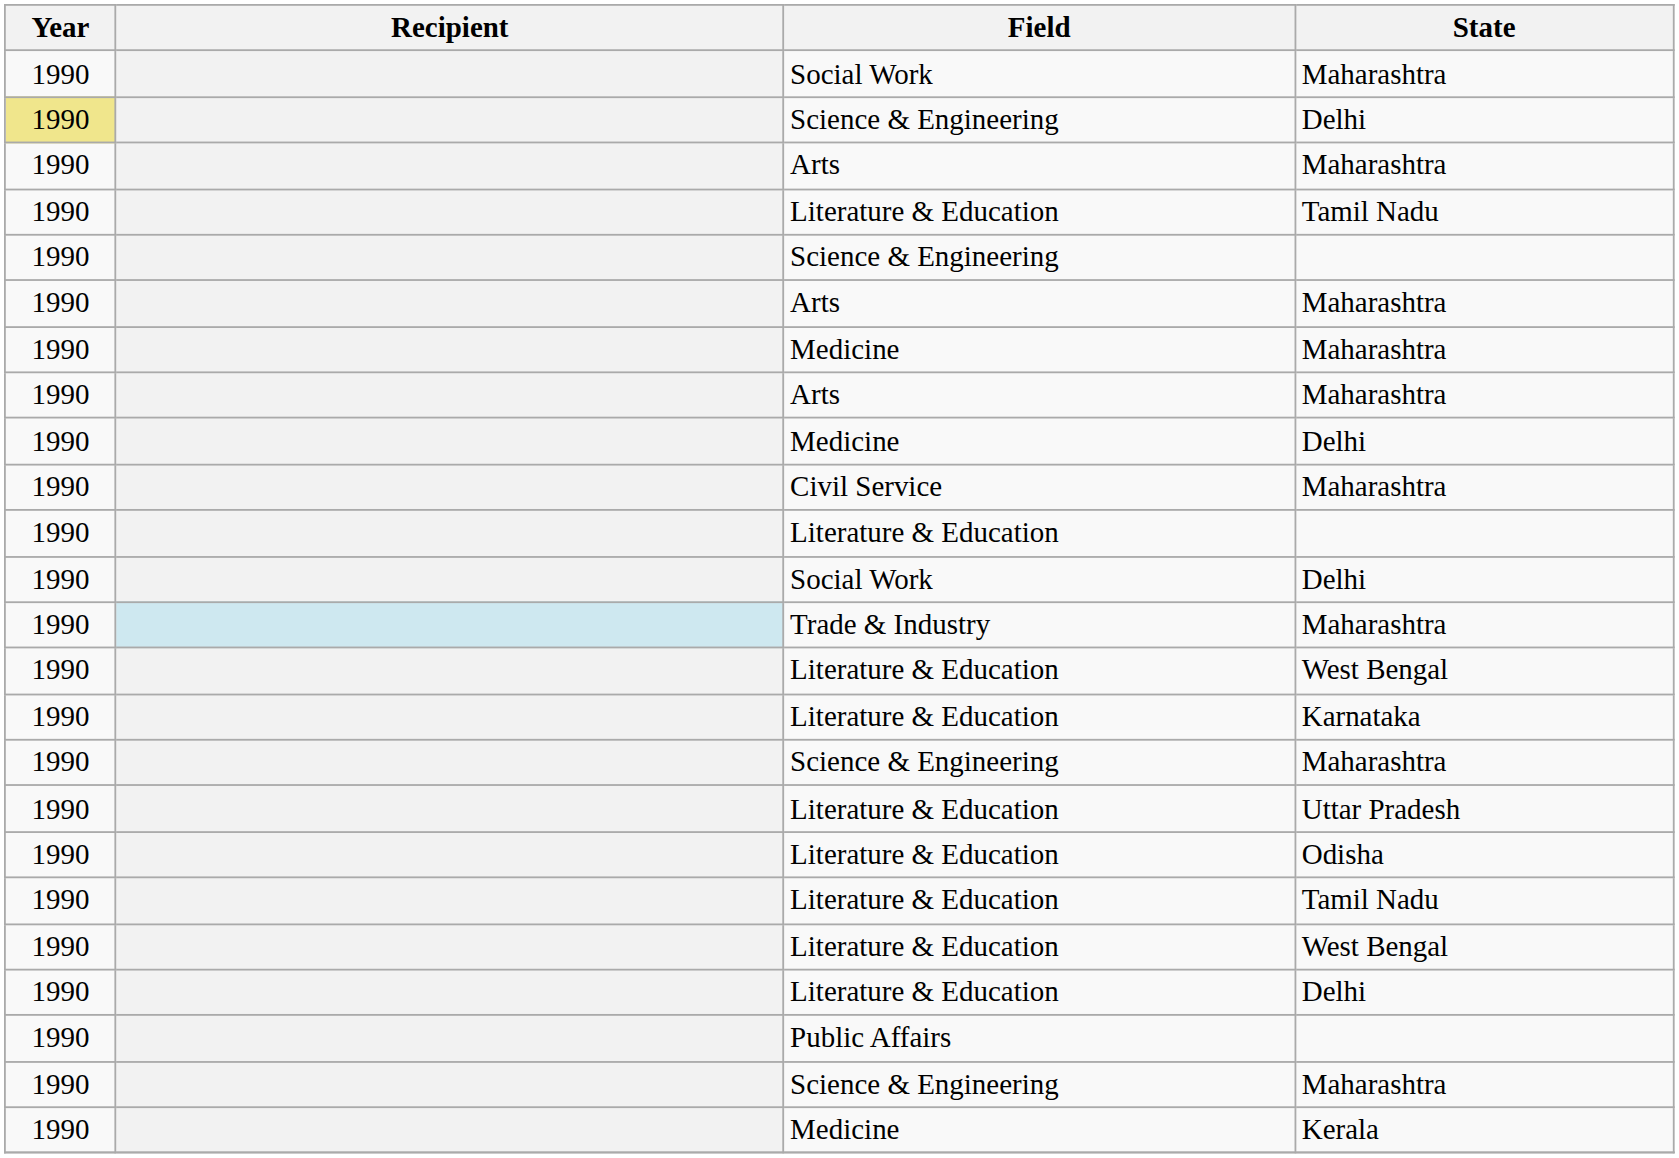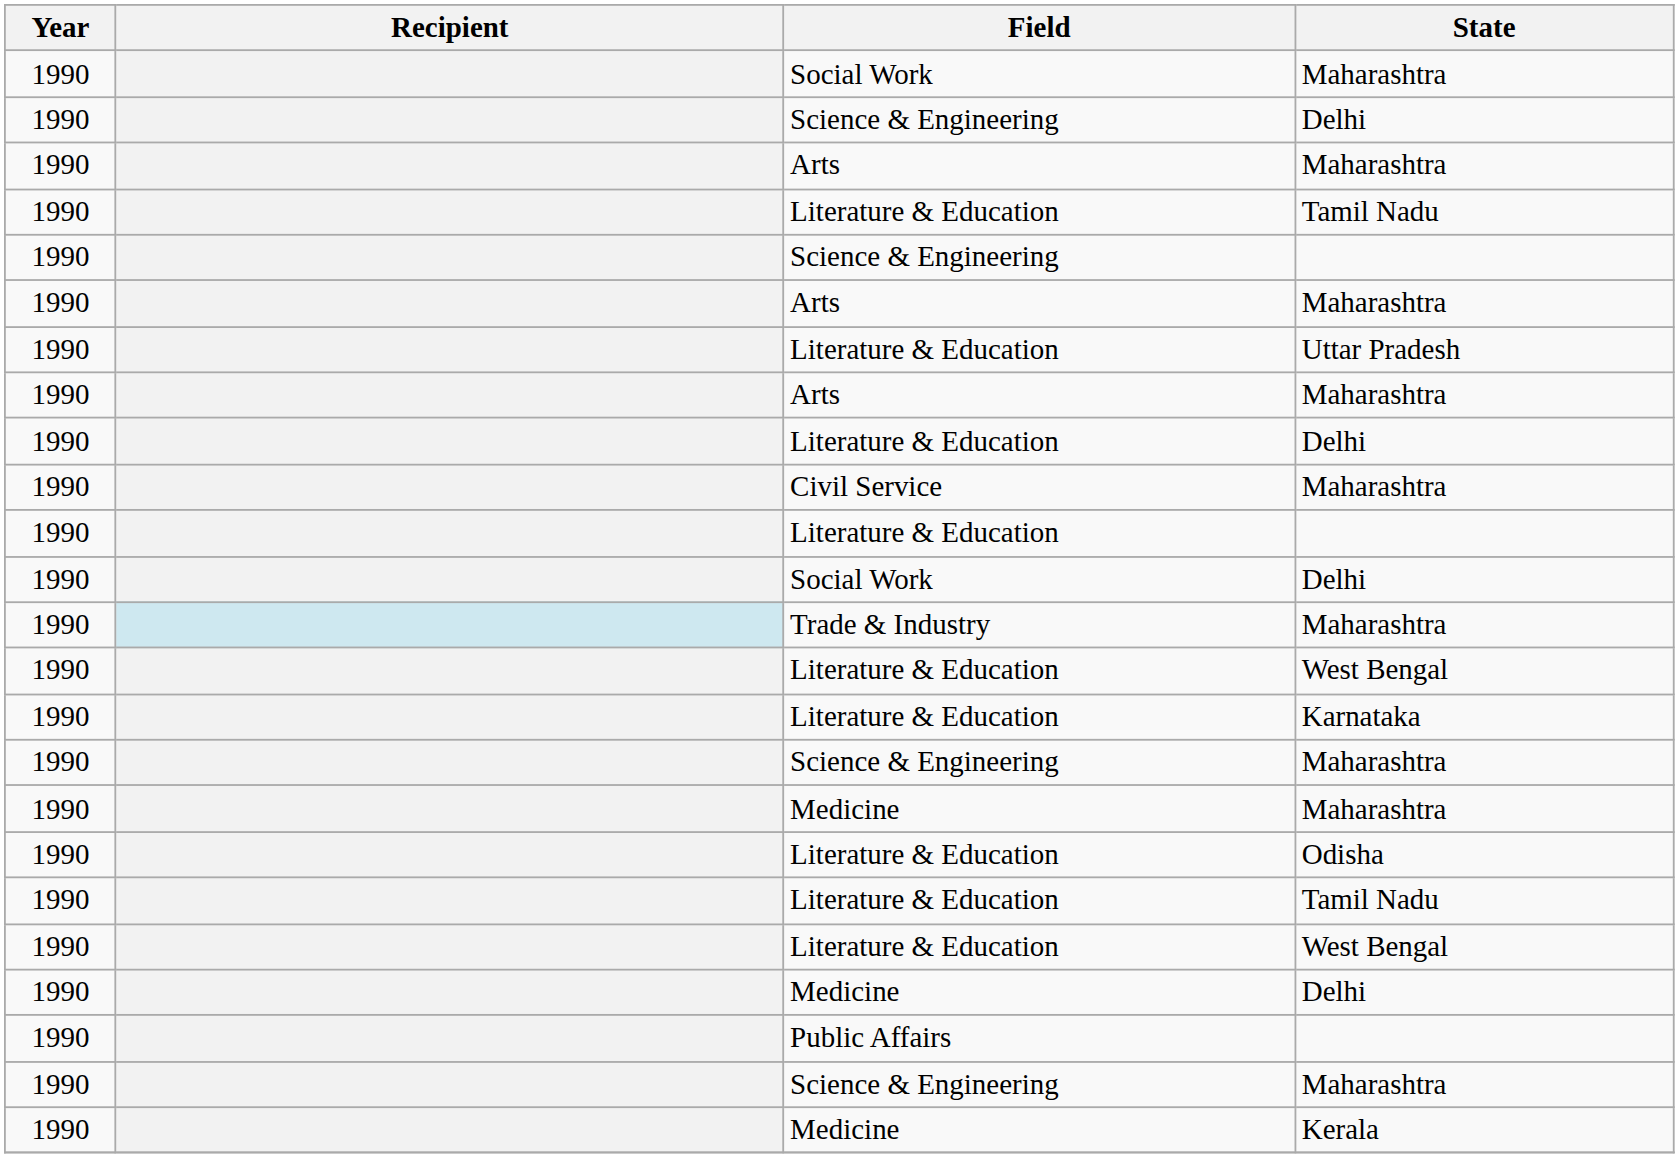(61, 119) khaki background -> (61, 119) no background
rows swapped: (845, 348) <-> (924, 808)
rows swapped: (845, 440) <-> (924, 991)
